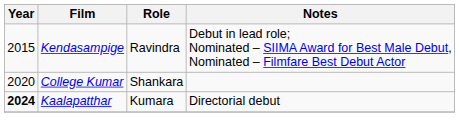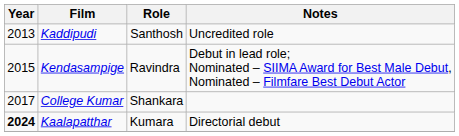+ row: (69, 34)
(21, 82) 2020 -> (21, 101) 2017
